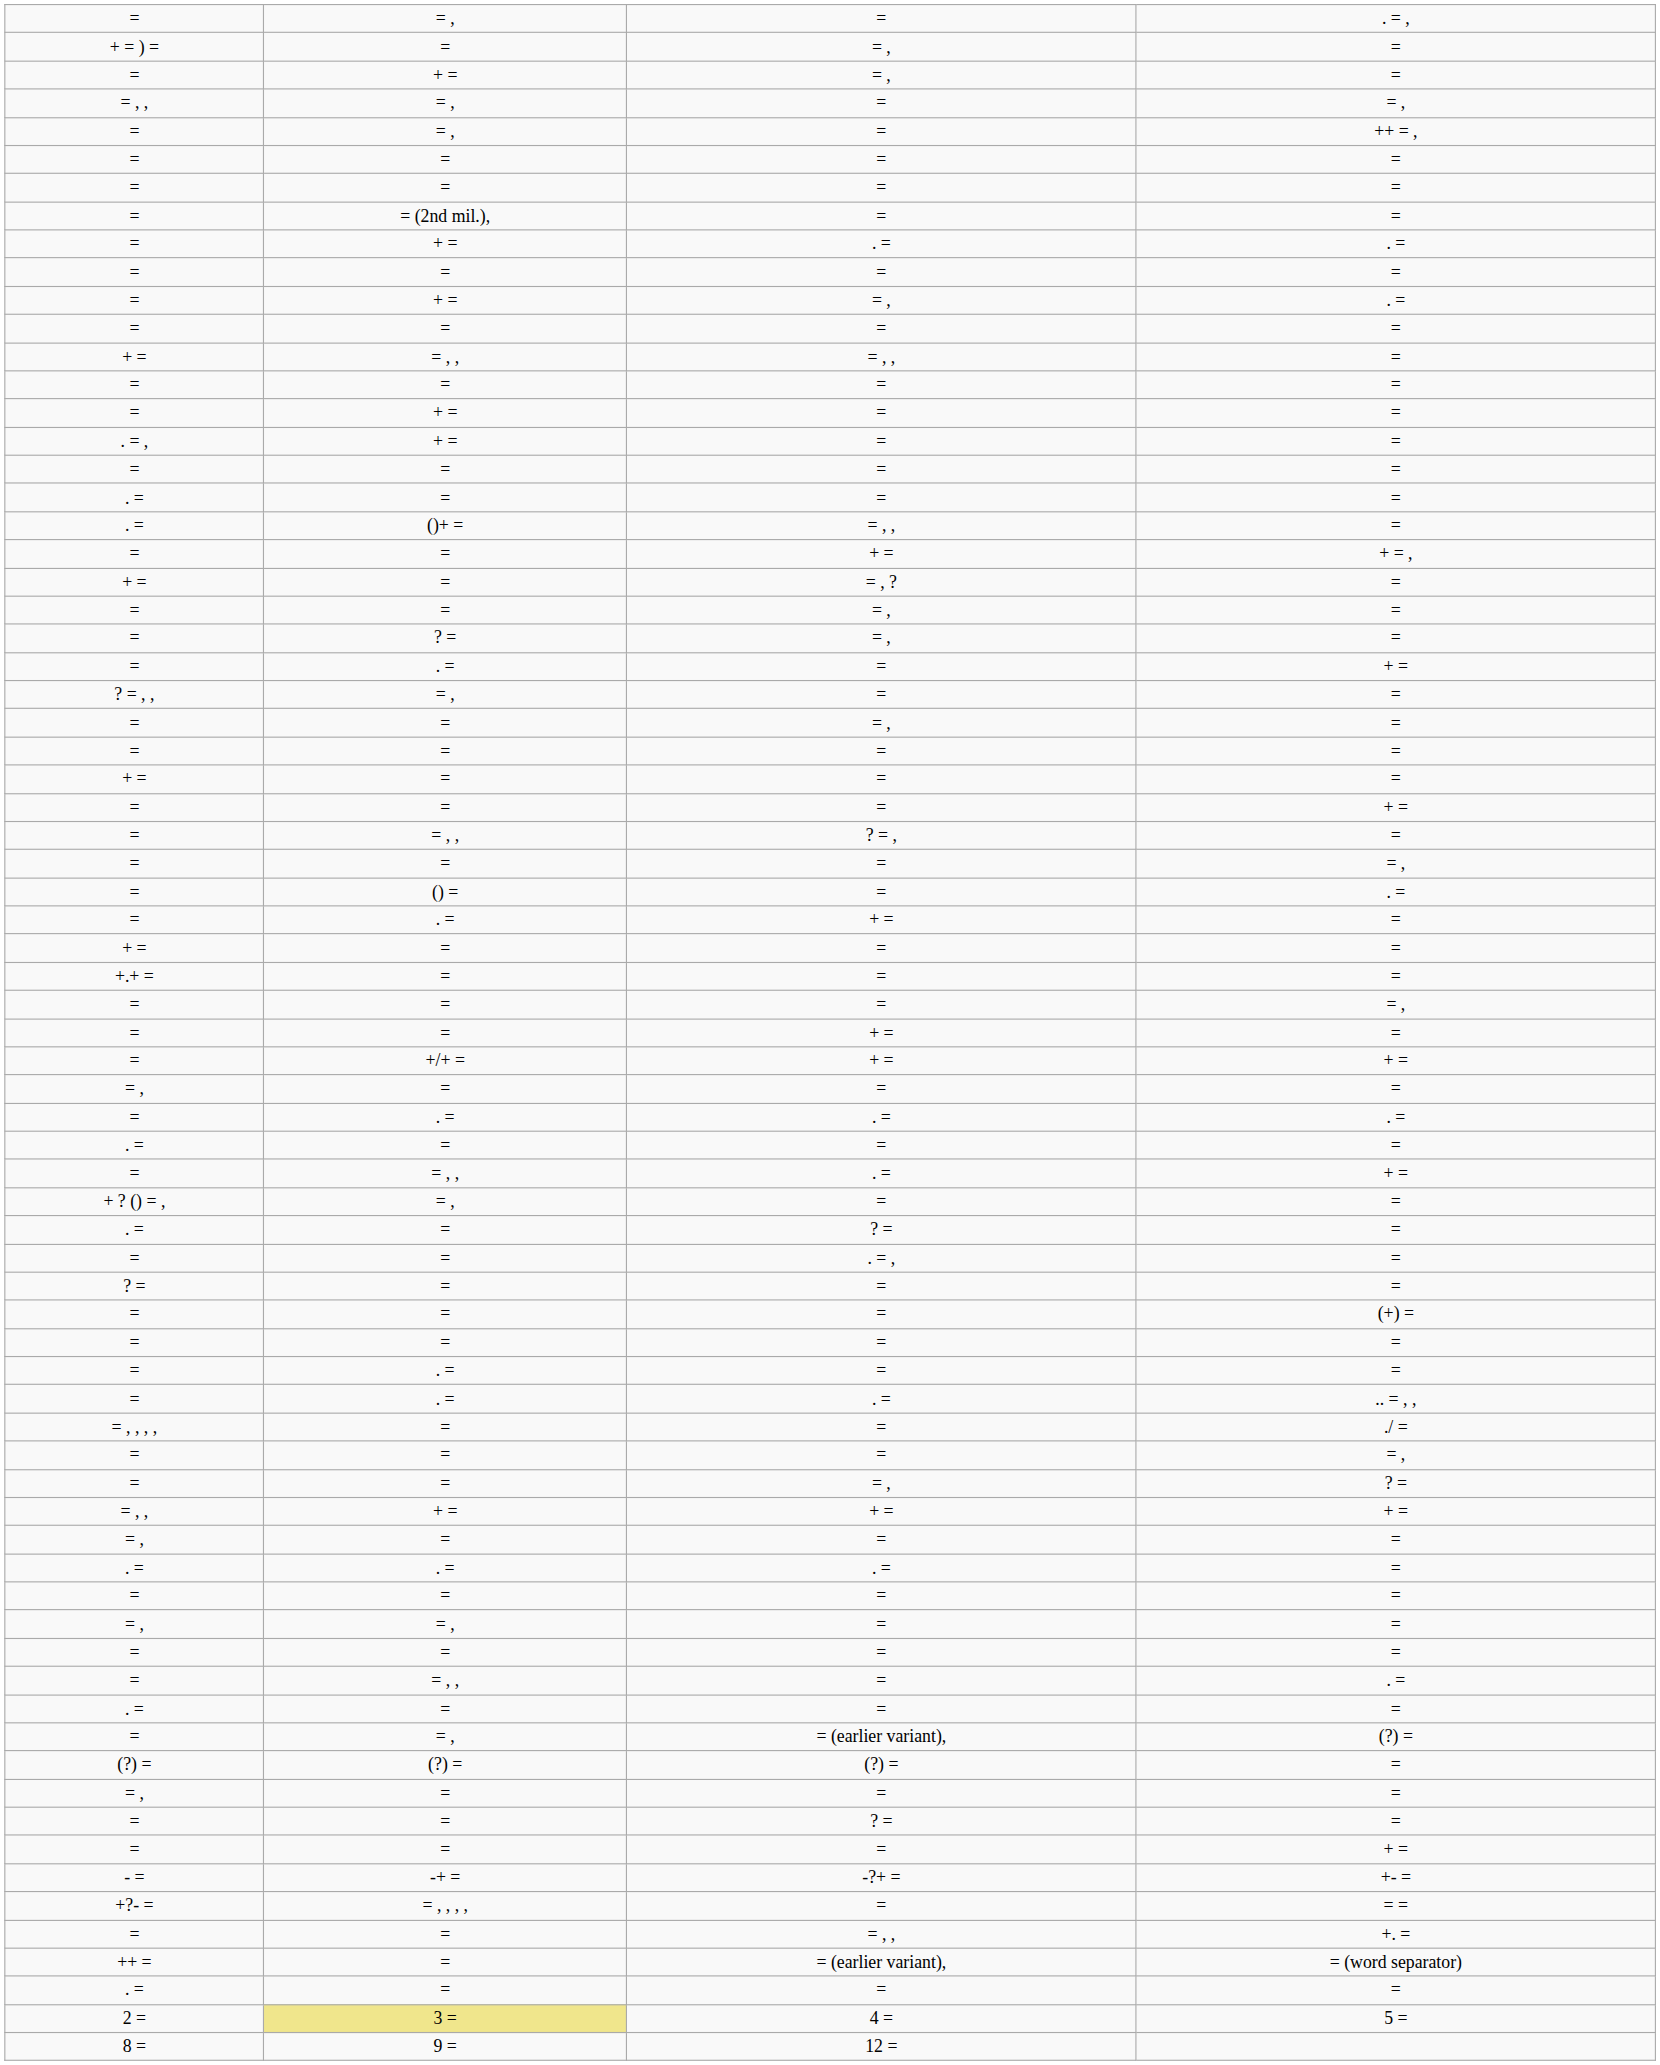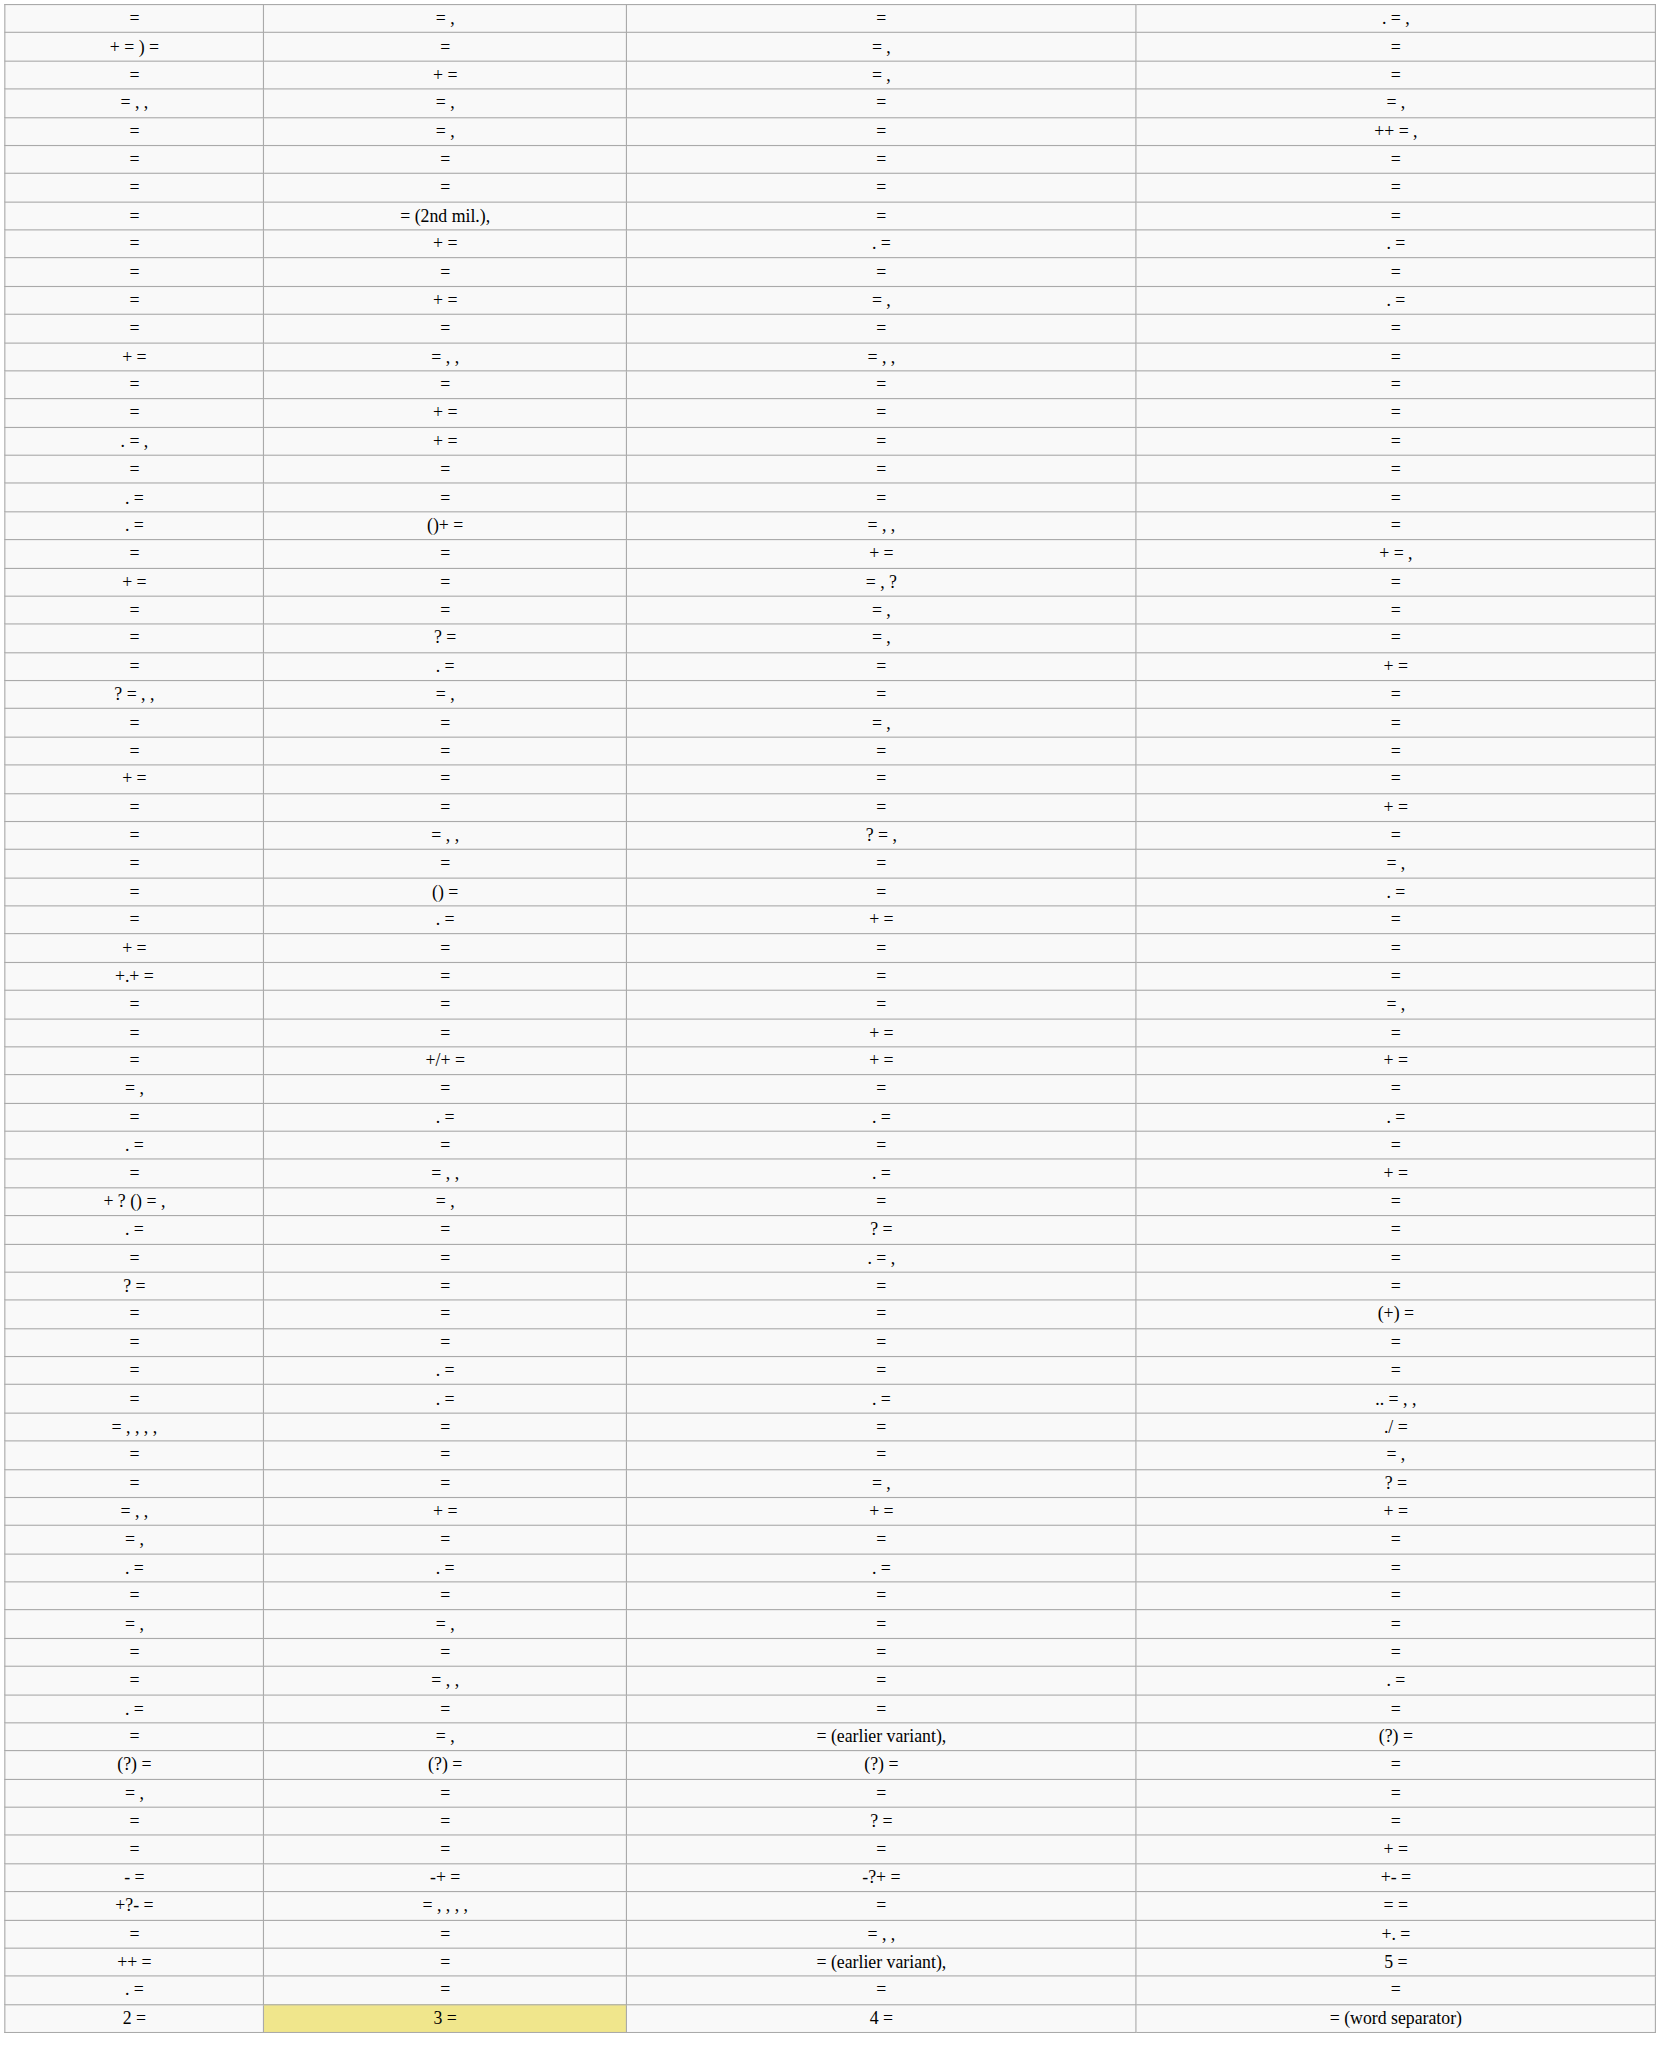(1396, 1962) = (word separator) -> (1396, 1962) 5 =
(1396, 2018) 5 = -> (1396, 2018) = (word separator)
- row: (134, 2046)
